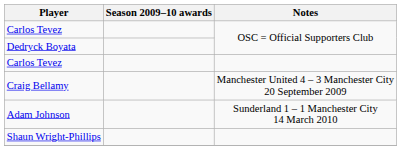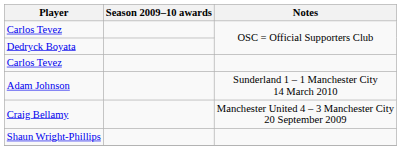rows swapped: (38, 114) <-> (38, 85)
